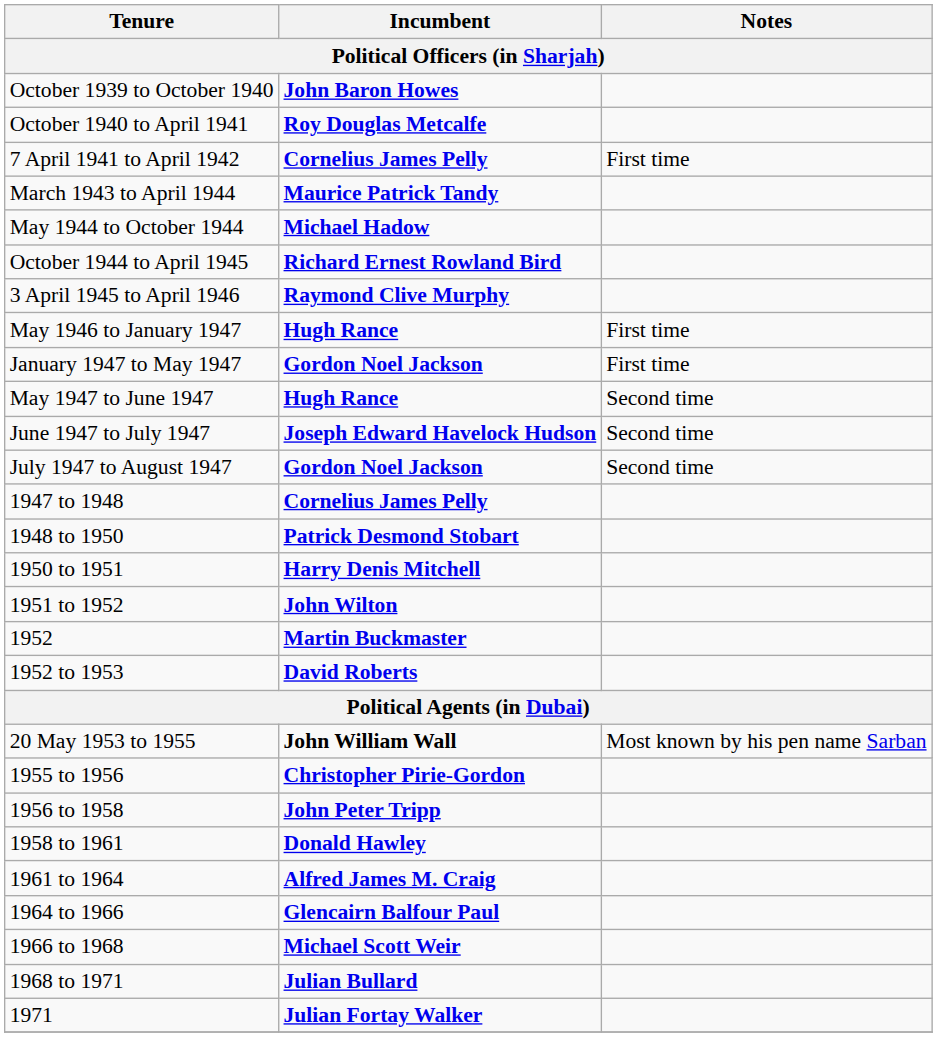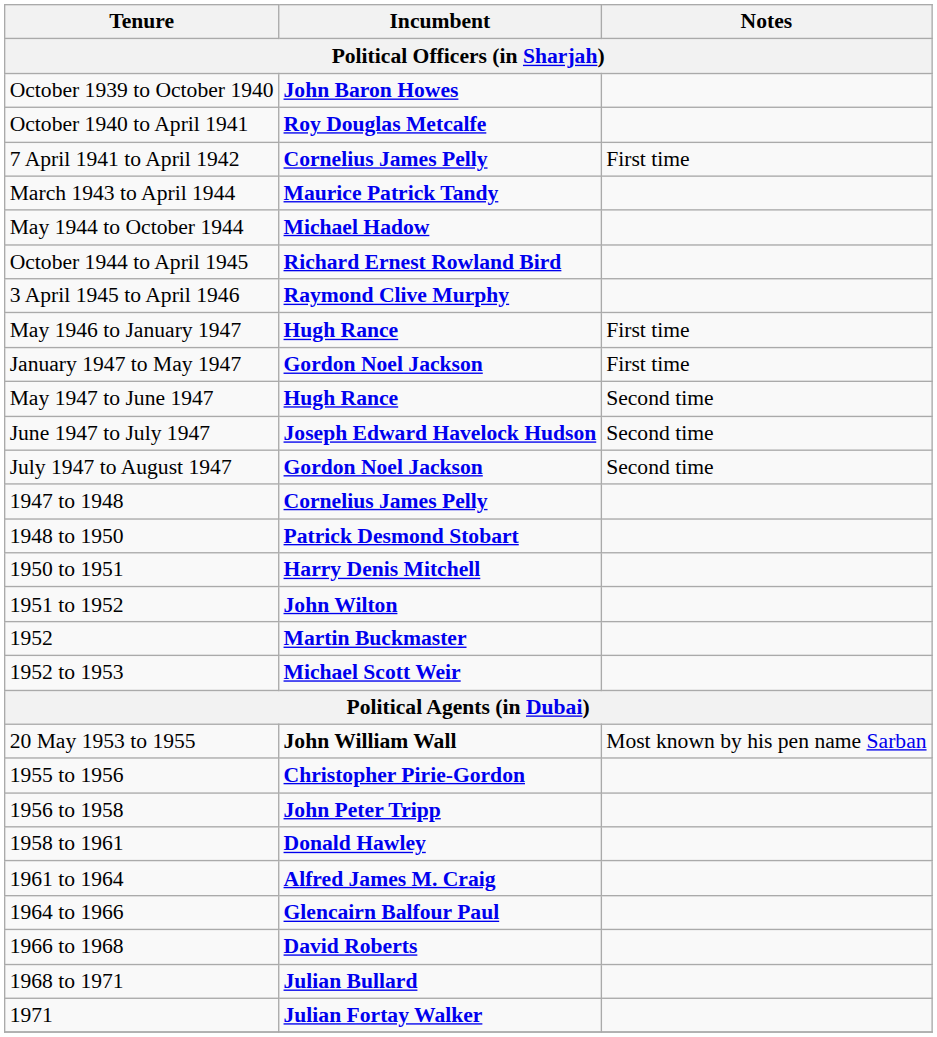(350, 672) David Roberts -> (372, 672) Michael Scott Weir
(372, 946) Michael Scott Weir -> (350, 946) David Roberts
